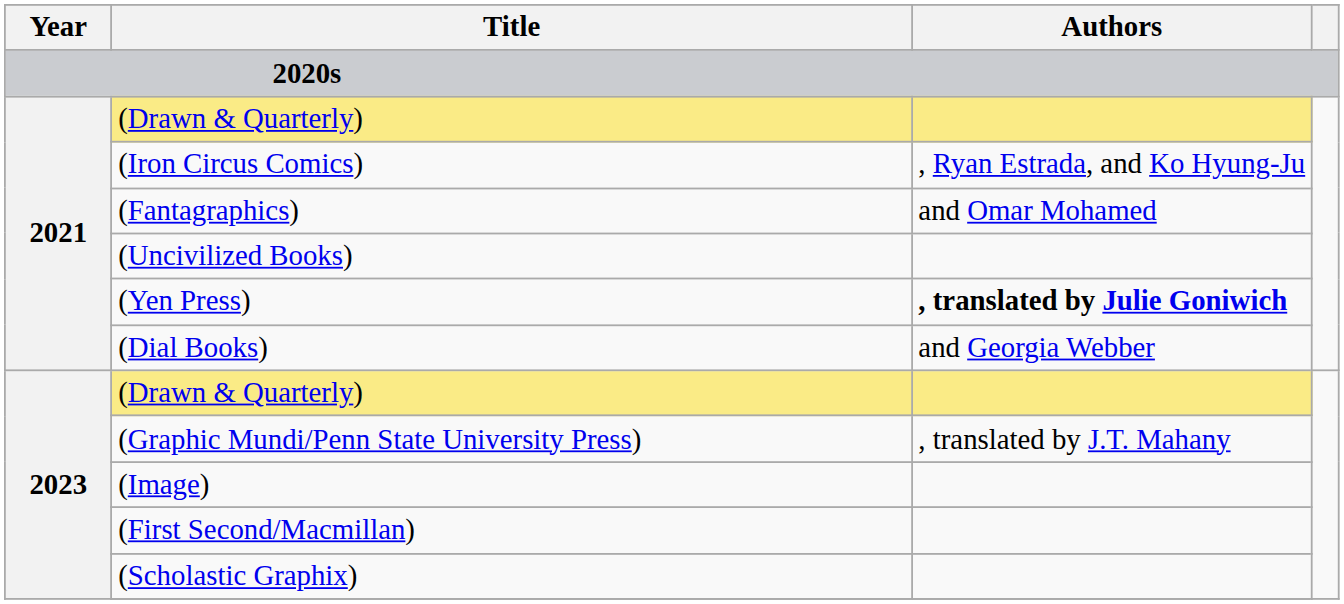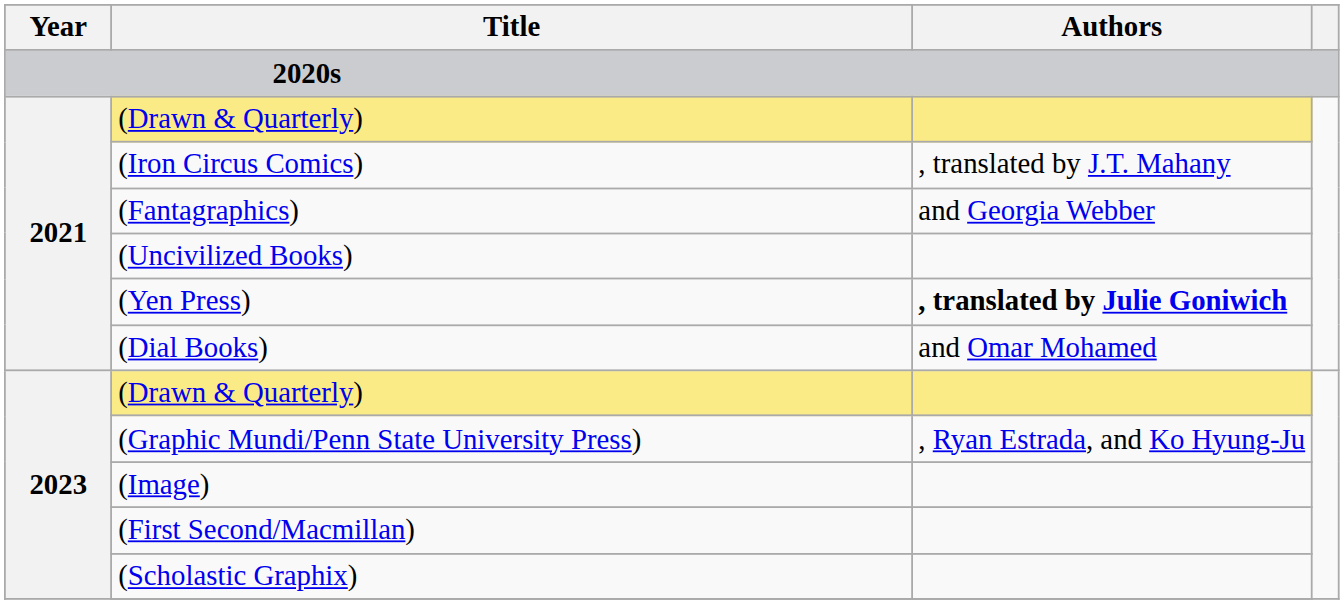(1112, 164) , Ryan Estrada, and Ko Hyung-Ju -> (1074, 164) , translated by J.T. Mahany
(1038, 210) and Omar Mohamed -> (1037, 210) and Georgia Webber
(1037, 347) and Georgia Webber -> (1038, 347) and Omar Mohamed
(1074, 438) , translated by J.T. Mahany -> (1112, 438) , Ryan Estrada, and Ko Hyung-Ju
